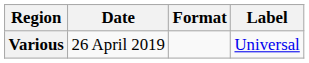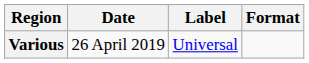columns swapped: (200, 17) <-> (267, 17)
